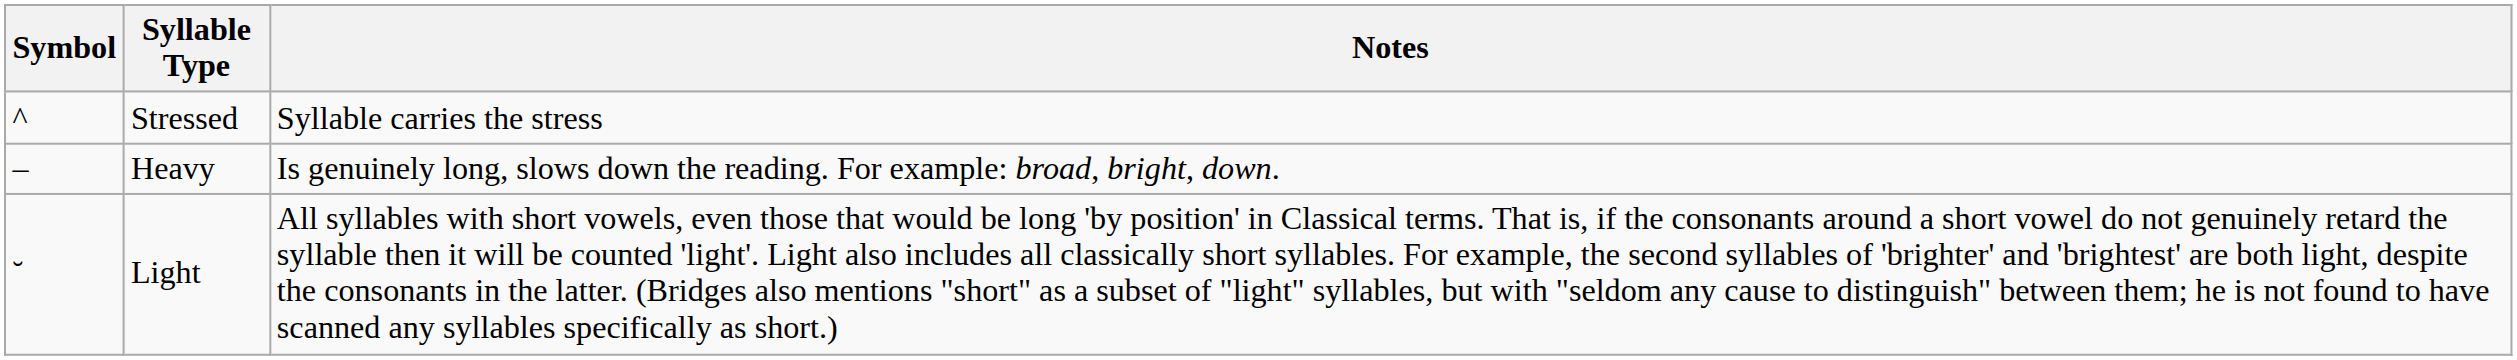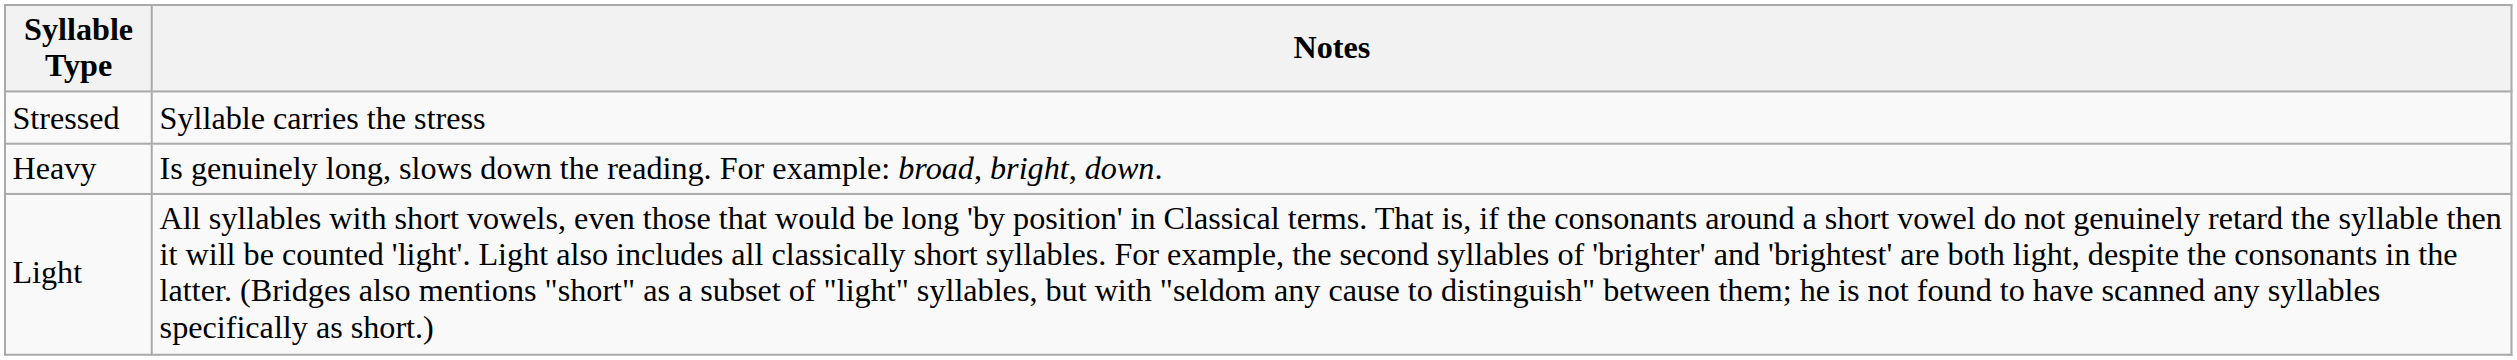- column: (64, 48)
